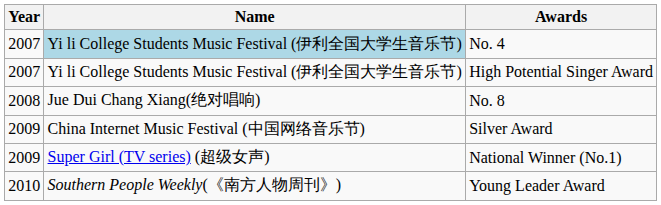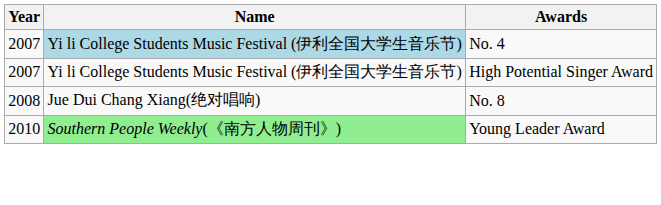- row: (511, 129)
- row: (545, 157)
(194, 185) no background -> (194, 128) lightgreen background
